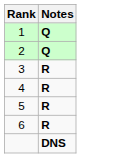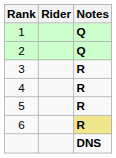+ column: (56, 14)
(45, 125) no background -> (81, 125) khaki background
